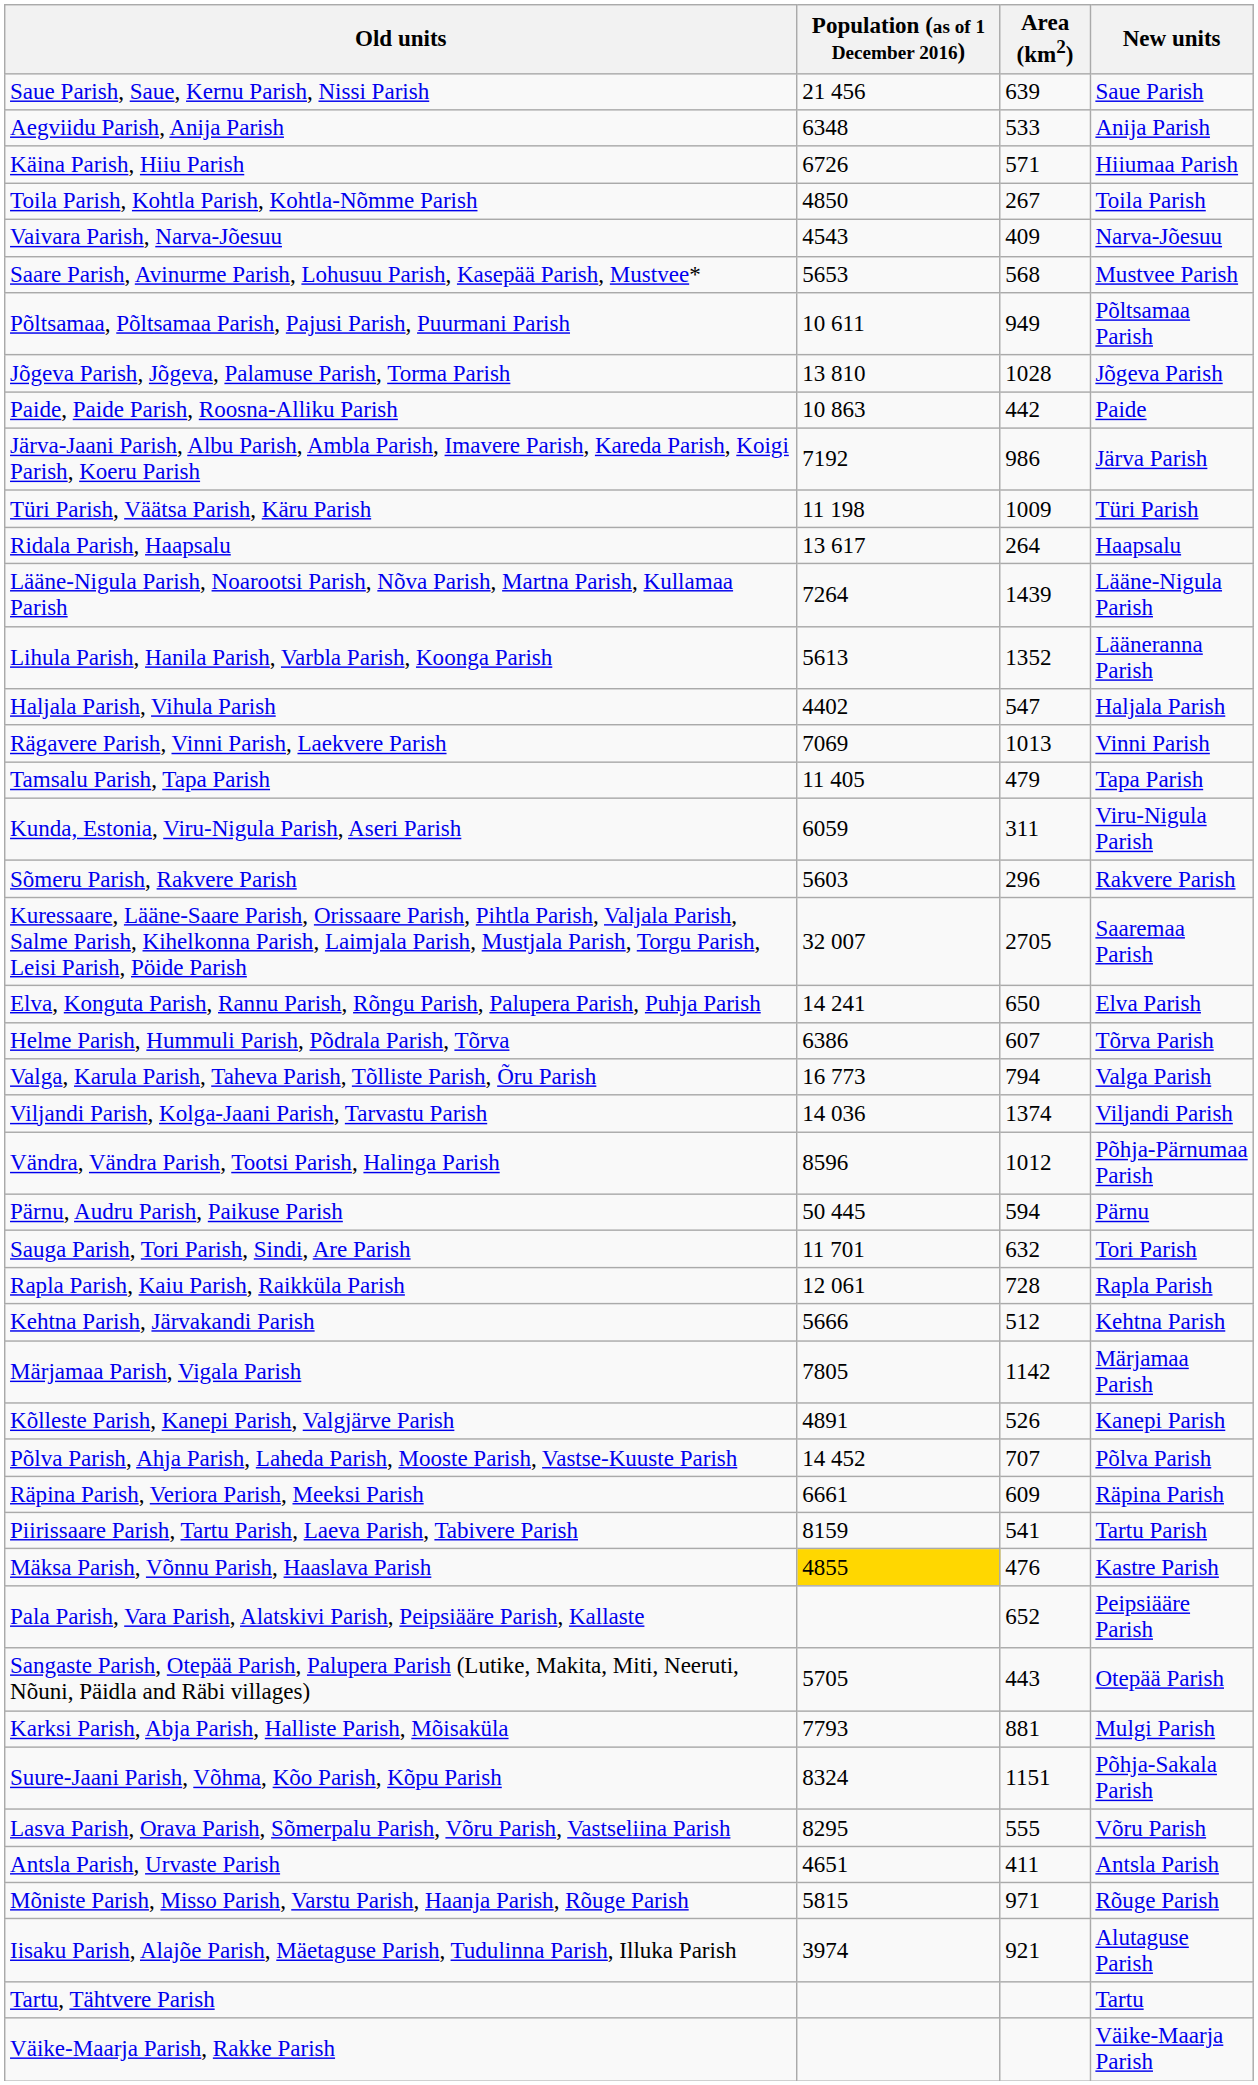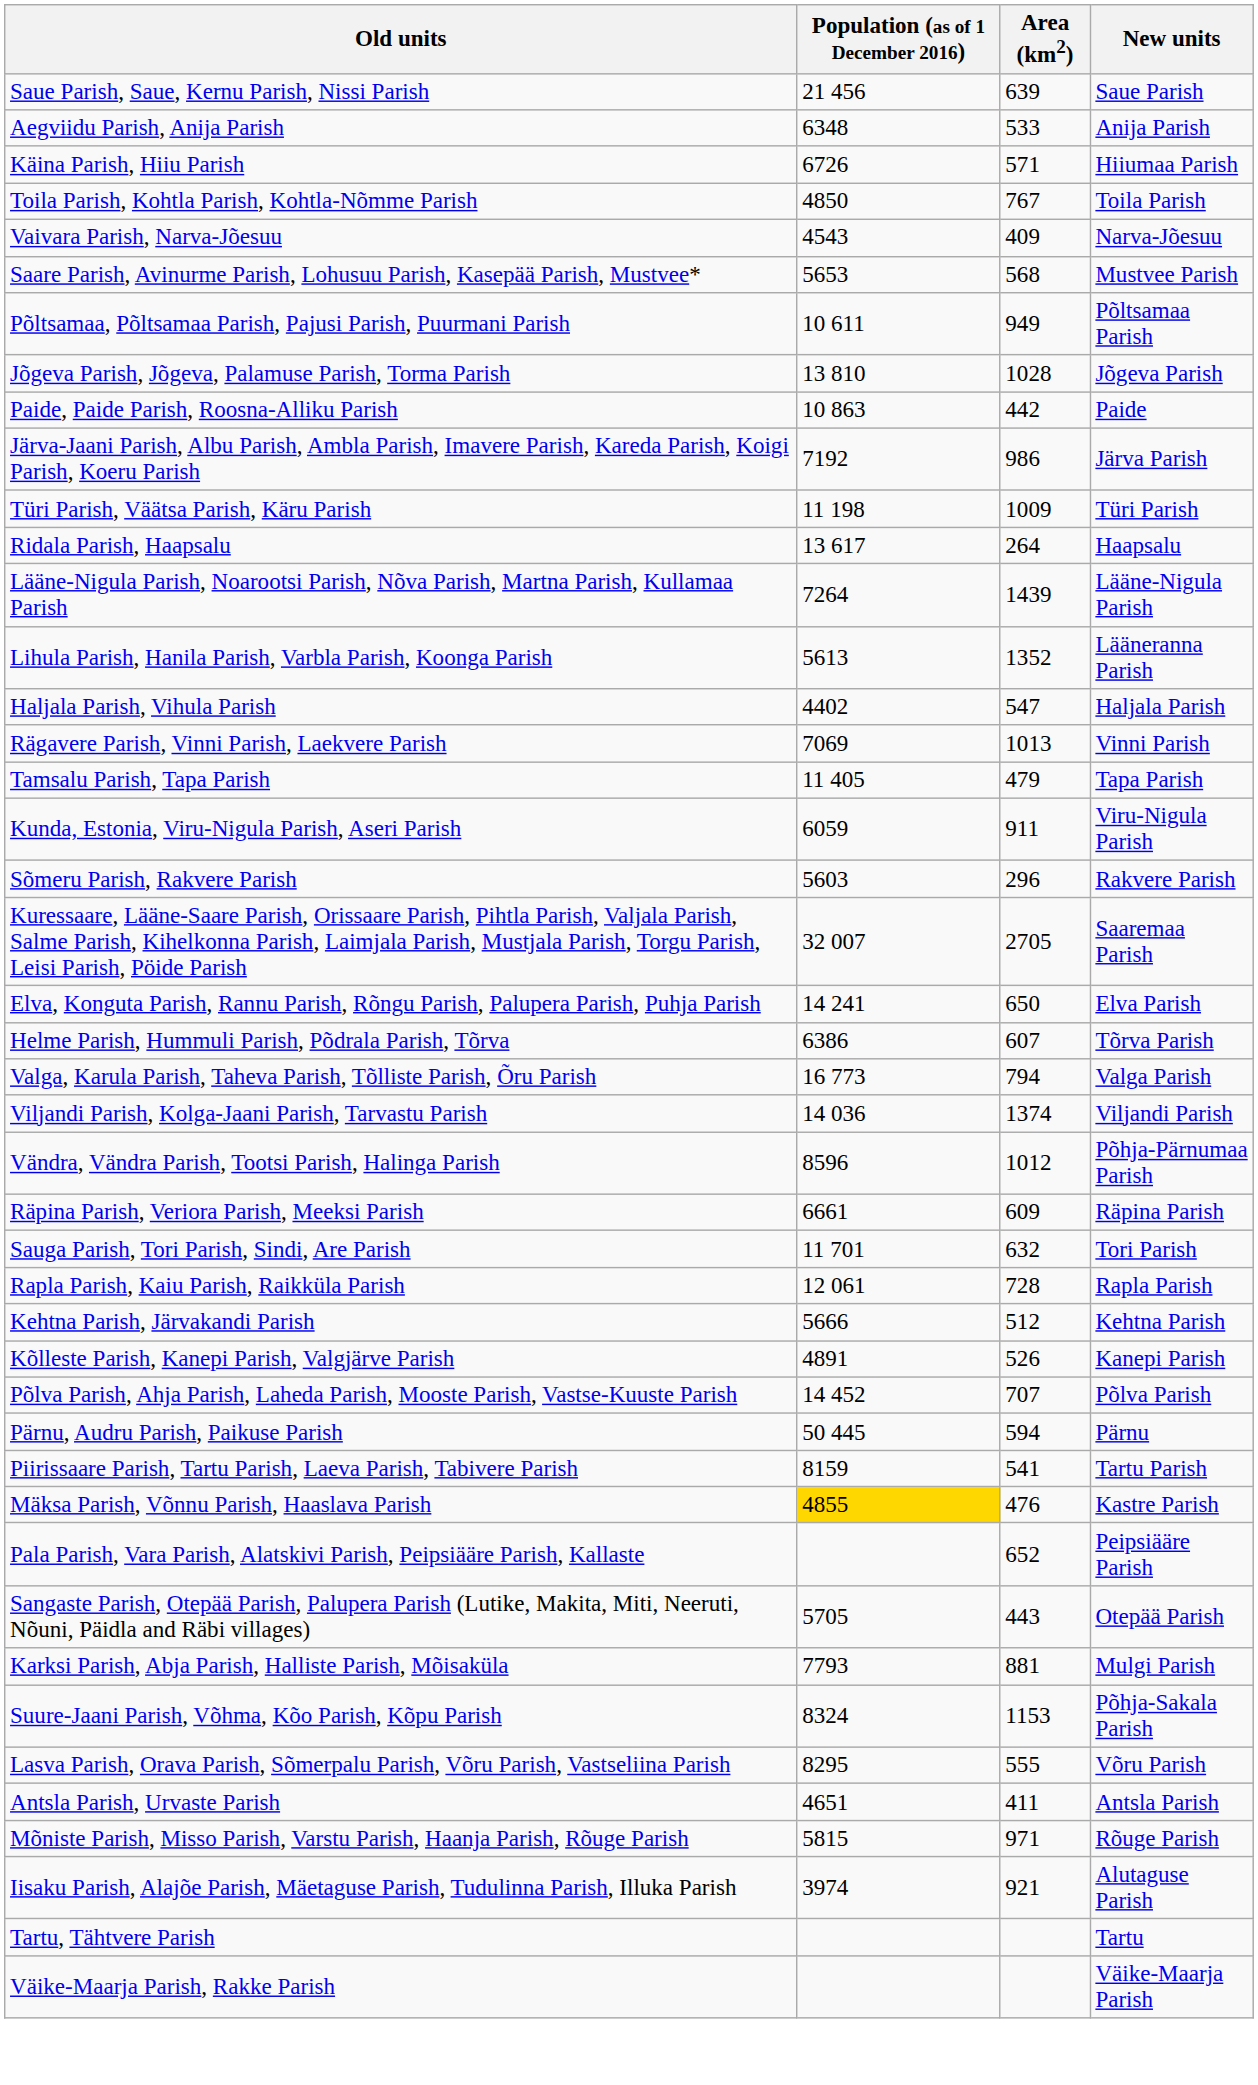(1023, 201) 267 -> (1023, 201) 767
(1022, 829) 311 -> (1022, 829) 911
rows swapped: (176, 1212) <-> (217, 1494)
- row: (156, 1371)
(1028, 1778) 1151 -> (1028, 1715) 1153
